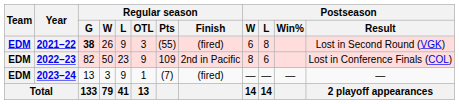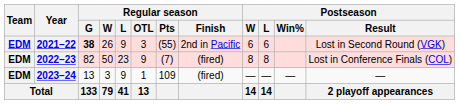(210, 44) (fired) -> (210, 44) 2nd in Pacific
(266, 44) 8 -> (266, 44) 6
(167, 60) 109 -> (167, 60) (7)
(210, 60) 2nd in Pacific -> (210, 60) (fired)
(266, 60) 6 -> (266, 60) 8
(167, 76) (7) -> (167, 76) 109
